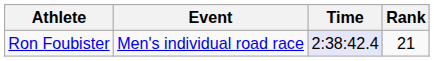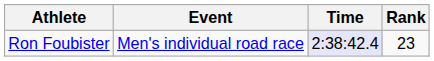(406, 43) 21 -> (406, 43) 23
